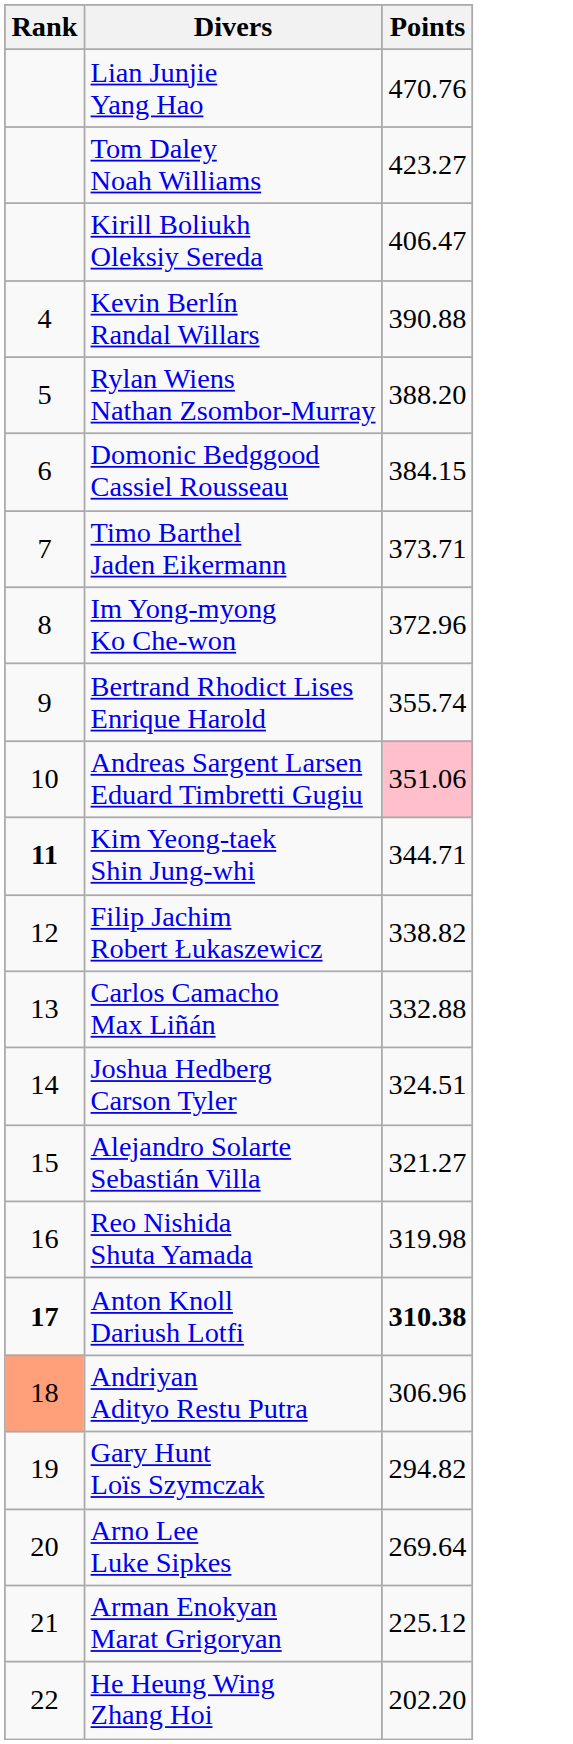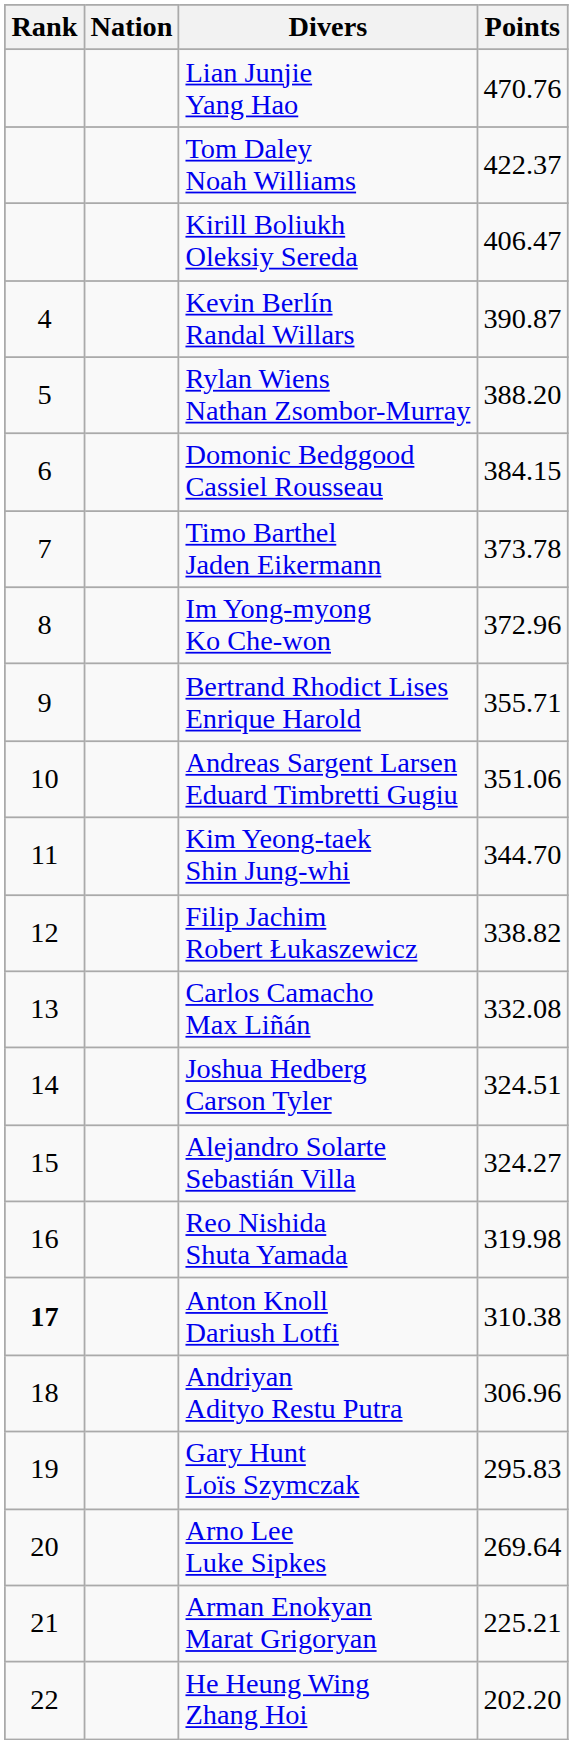+ column: (132, 26)
(428, 164) 423.27 -> (522, 164) 422.37
(428, 318) 390.88 -> (522, 318) 390.87
(428, 548) 373.71 -> (522, 548) 373.78
(428, 701) 355.74 -> (522, 701) 355.71
(428, 778) pink background -> (522, 778) no background
(44, 855) bold -> (44, 855) normal
(428, 855) 344.71 -> (522, 855) 344.70
(428, 1009) 332.88 -> (522, 1009) 332.08
(428, 1162) 321.27 -> (522, 1162) 324.27
(428, 1316) bold -> (522, 1316) normal
(44, 1392) lightsalmon background -> (44, 1392) no background
(428, 1469) 294.82 -> (522, 1469) 295.83
(428, 1623) 225.12 -> (522, 1623) 225.21
